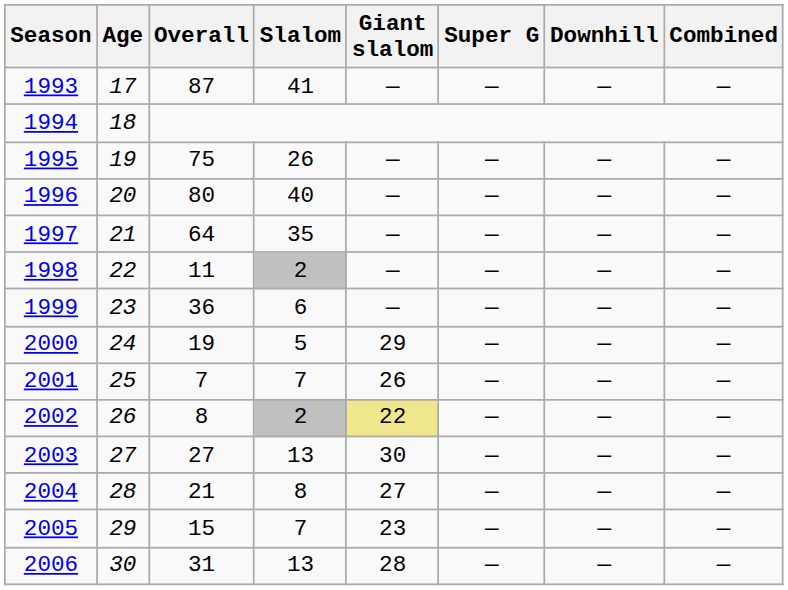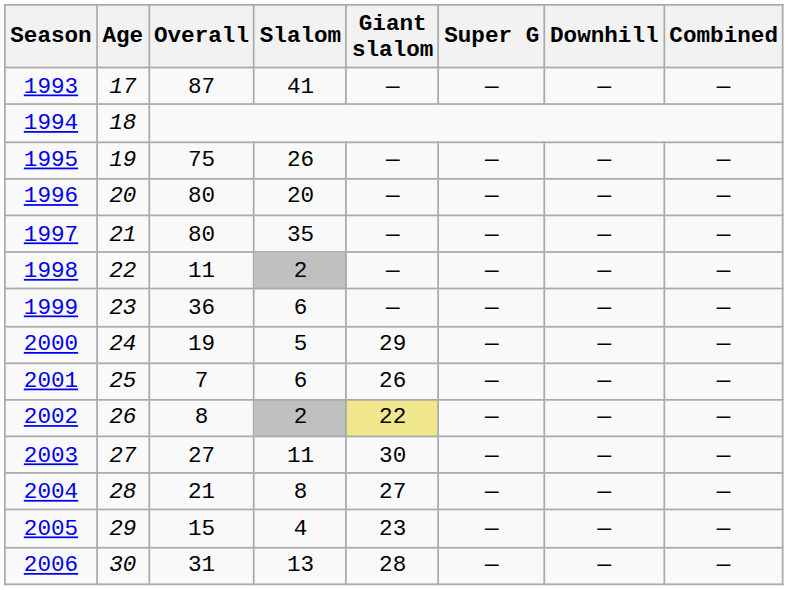(300, 197) 40 -> (300, 197) 20
(201, 234) 64 -> (201, 234) 80
(300, 381) 7 -> (300, 381) 6
(300, 455) 13 -> (300, 455) 11
(300, 529) 7 -> (300, 529) 4
